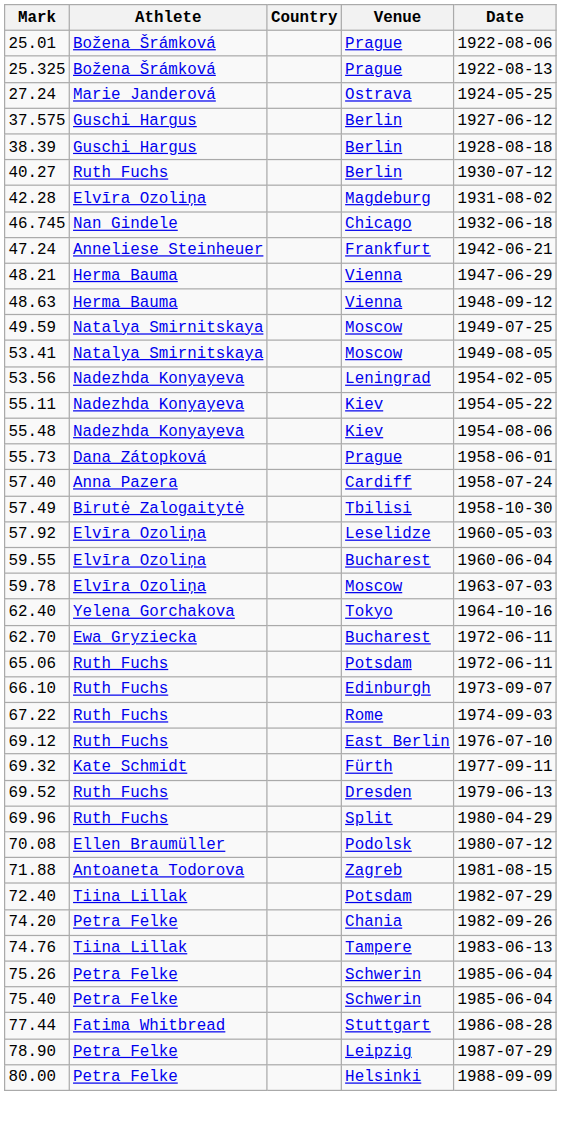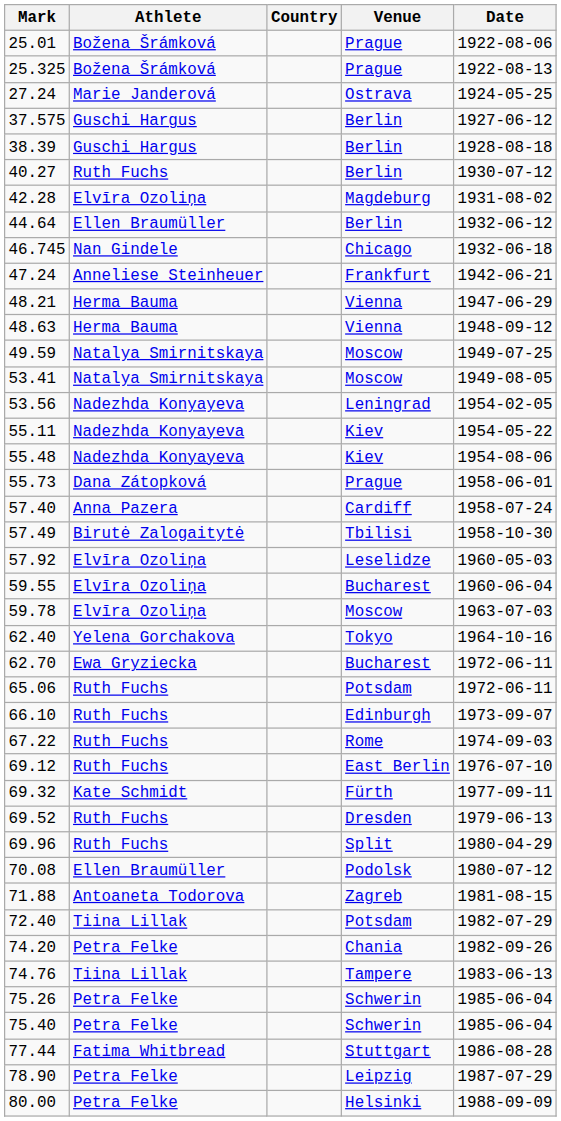+ row: (32, 224)
